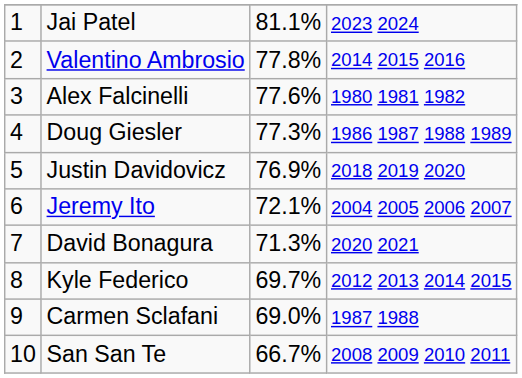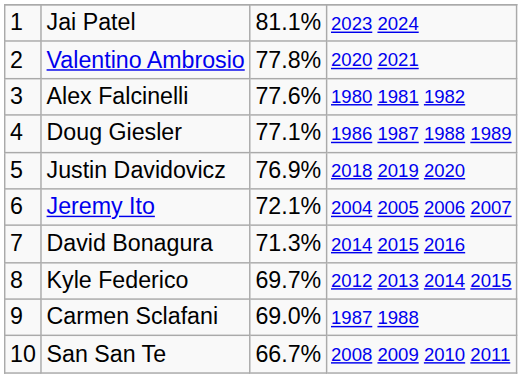(398, 60) 2014 2015 2016 -> (375, 60) 2020 2021
(288, 133) 77.3% -> (288, 133) 77.1%
(375, 244) 2020 2021 -> (398, 244) 2014 2015 2016
